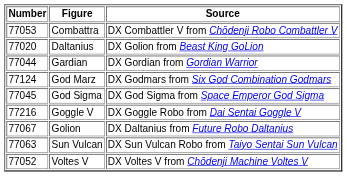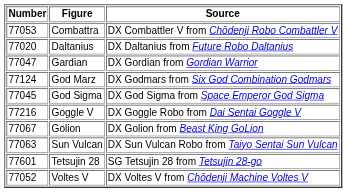(186, 47) DX Golion from Beast King GoLion -> (200, 47) DX Daltanius from Future Robo Daltanius
(22, 63) 77044 -> (22, 63) 77047
(200, 128) DX Daltanius from Future Robo Daltanius -> (186, 128) DX Golion from Beast King GoLion
+ row: (76, 161)
